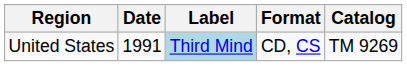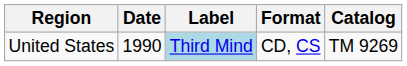(142, 46) 1991 -> (142, 46) 1990
